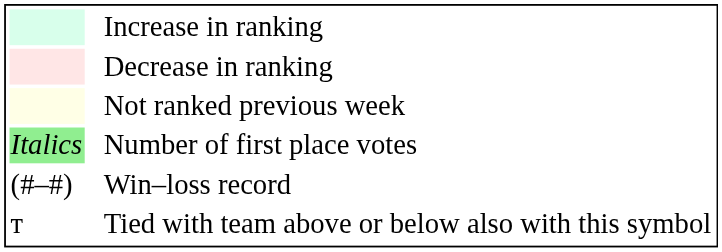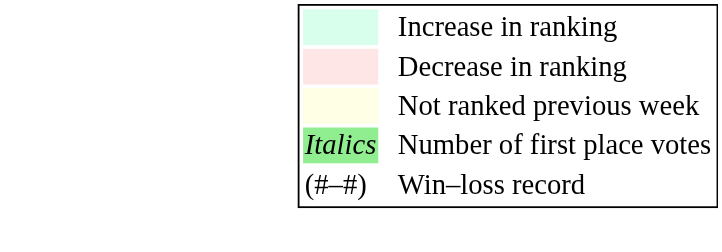- row: (407, 223)
